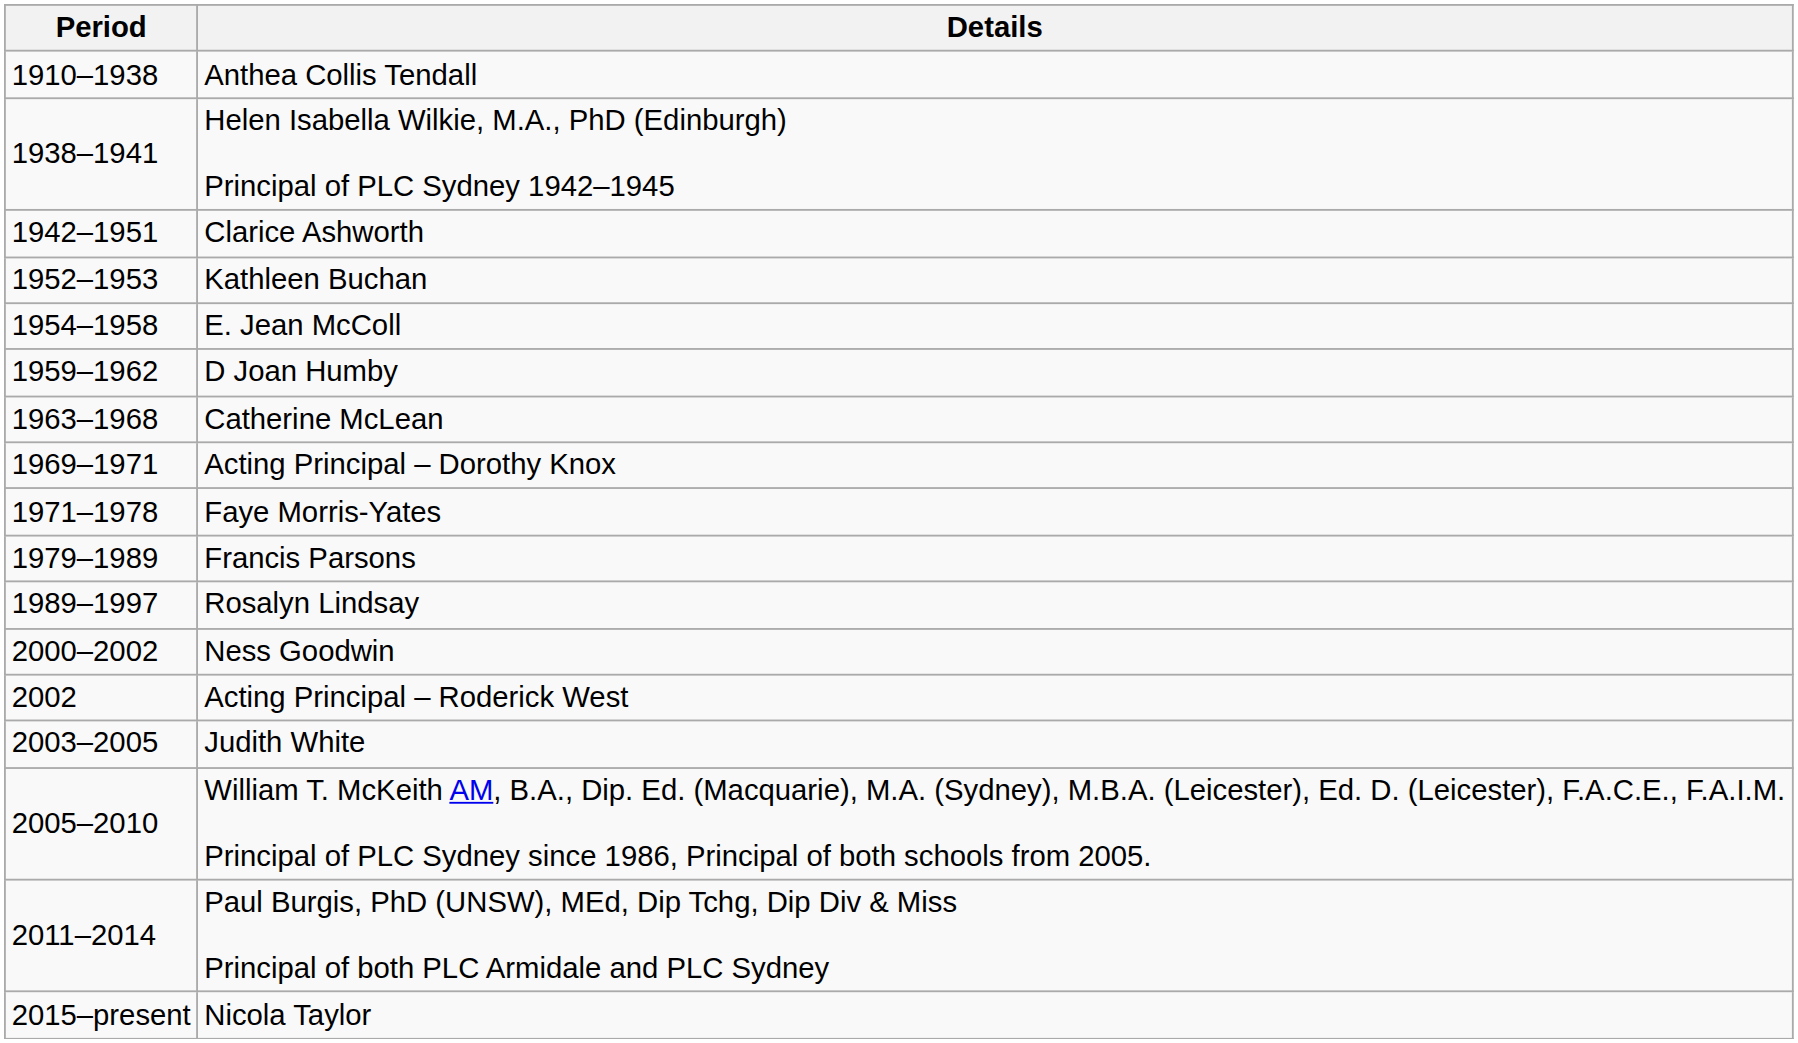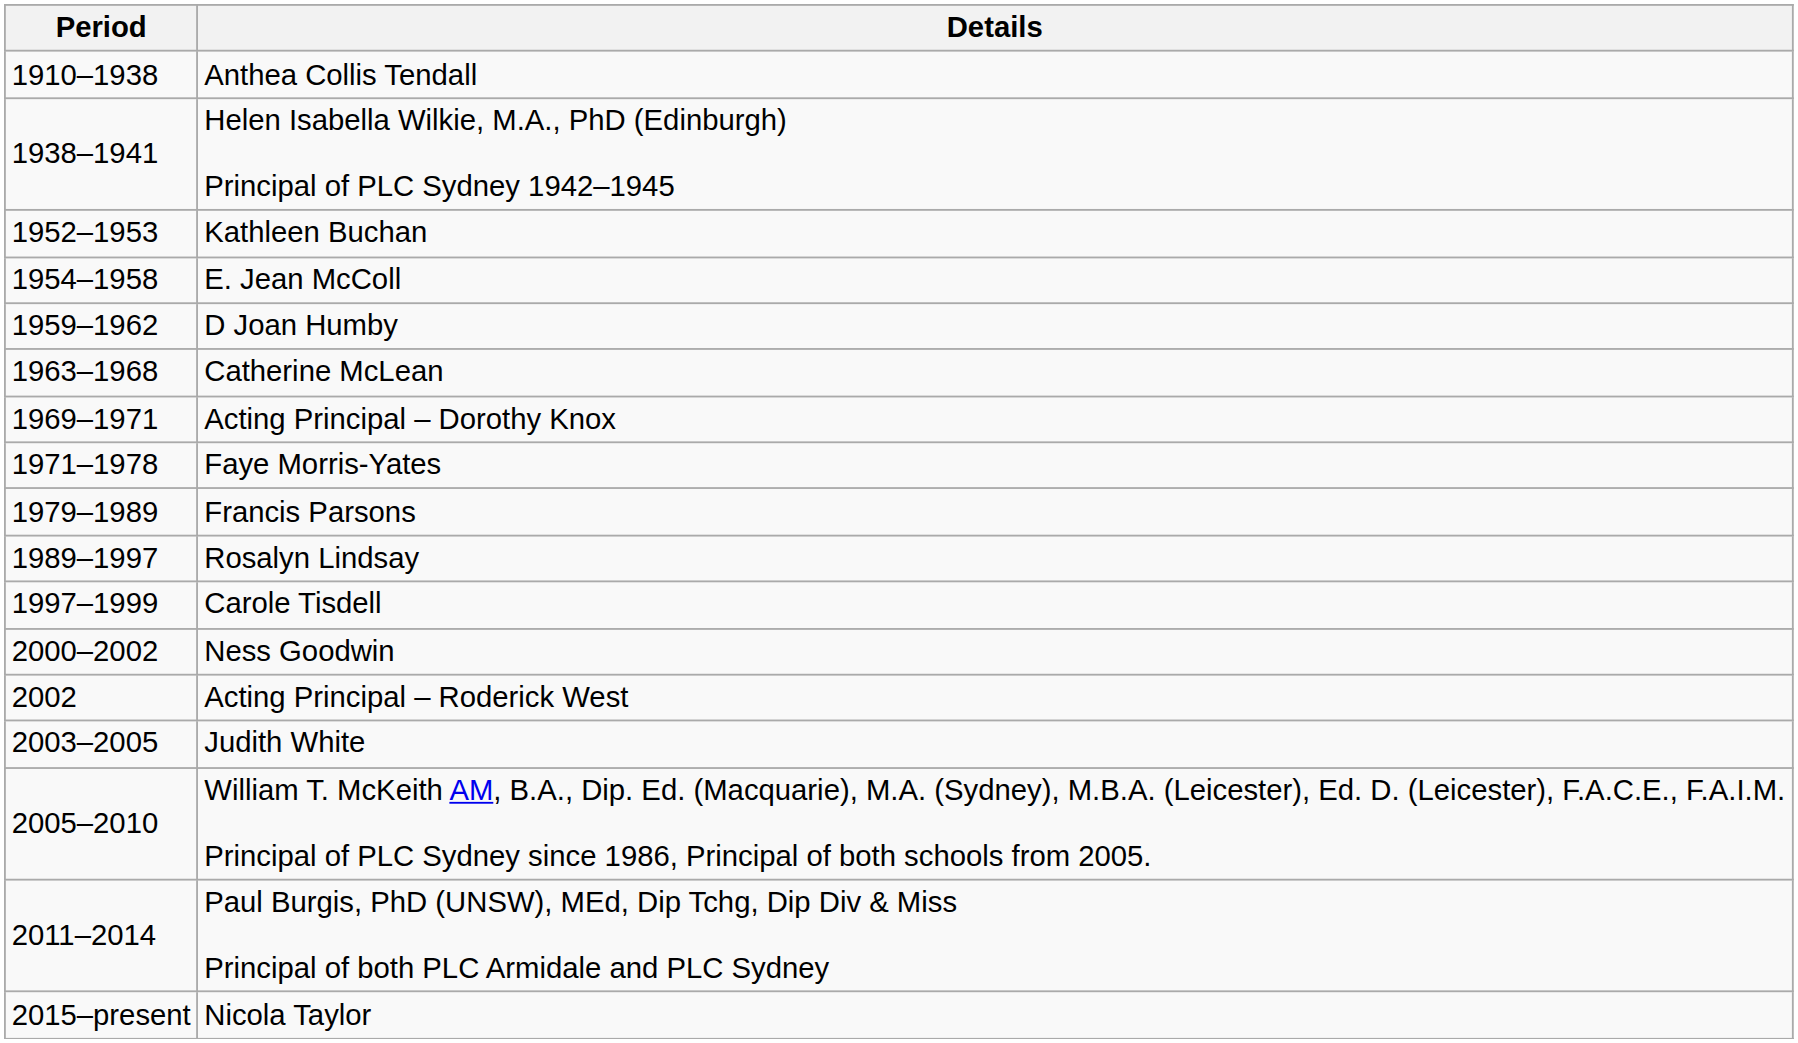- row: (314, 232)
+ row: (293, 604)
